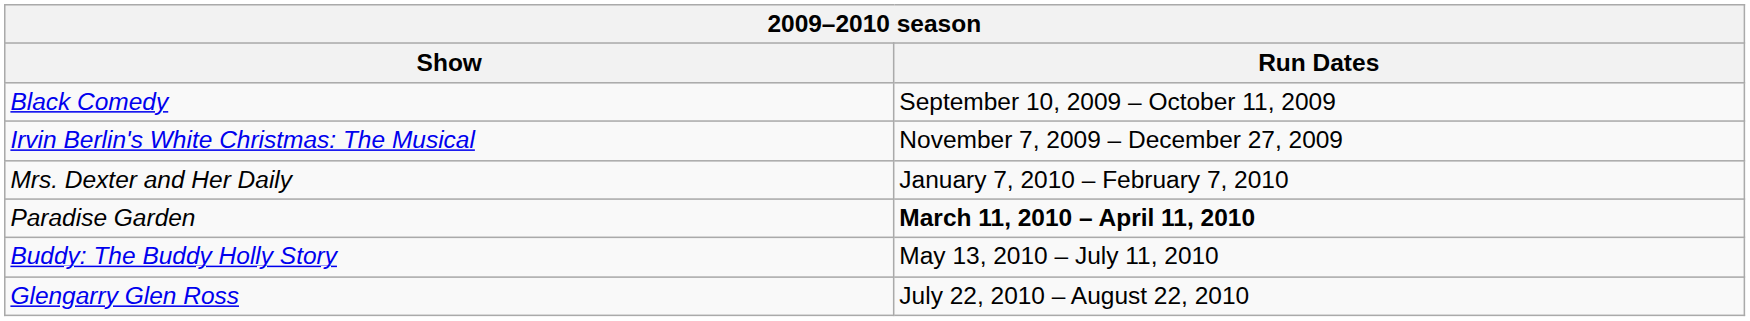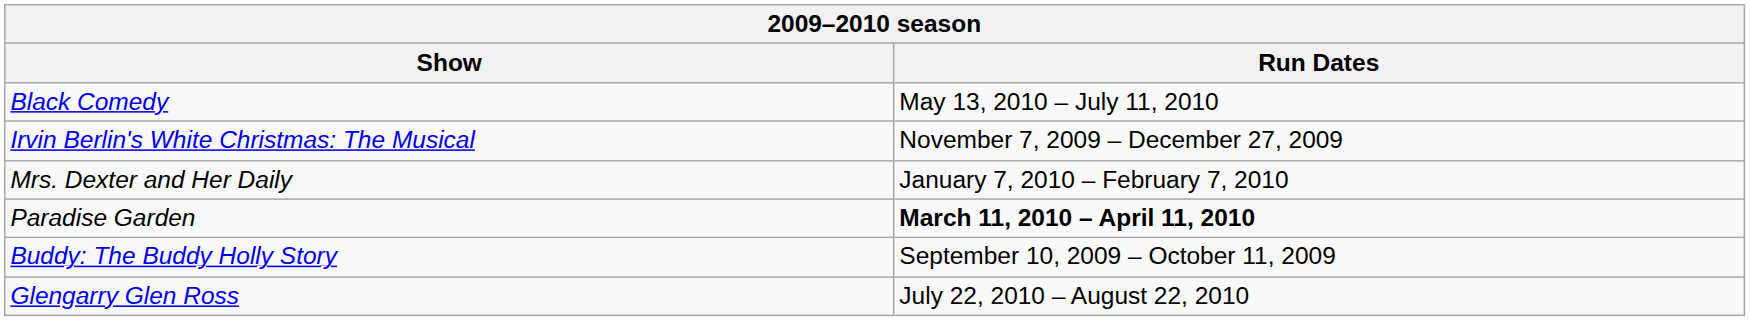(1118, 101) September 10, 2009 – October 11, 2009 -> (1059, 101) May 13, 2010 – July 11, 2010
(1059, 256) May 13, 2010 – July 11, 2010 -> (1118, 256) September 10, 2009 – October 11, 2009
